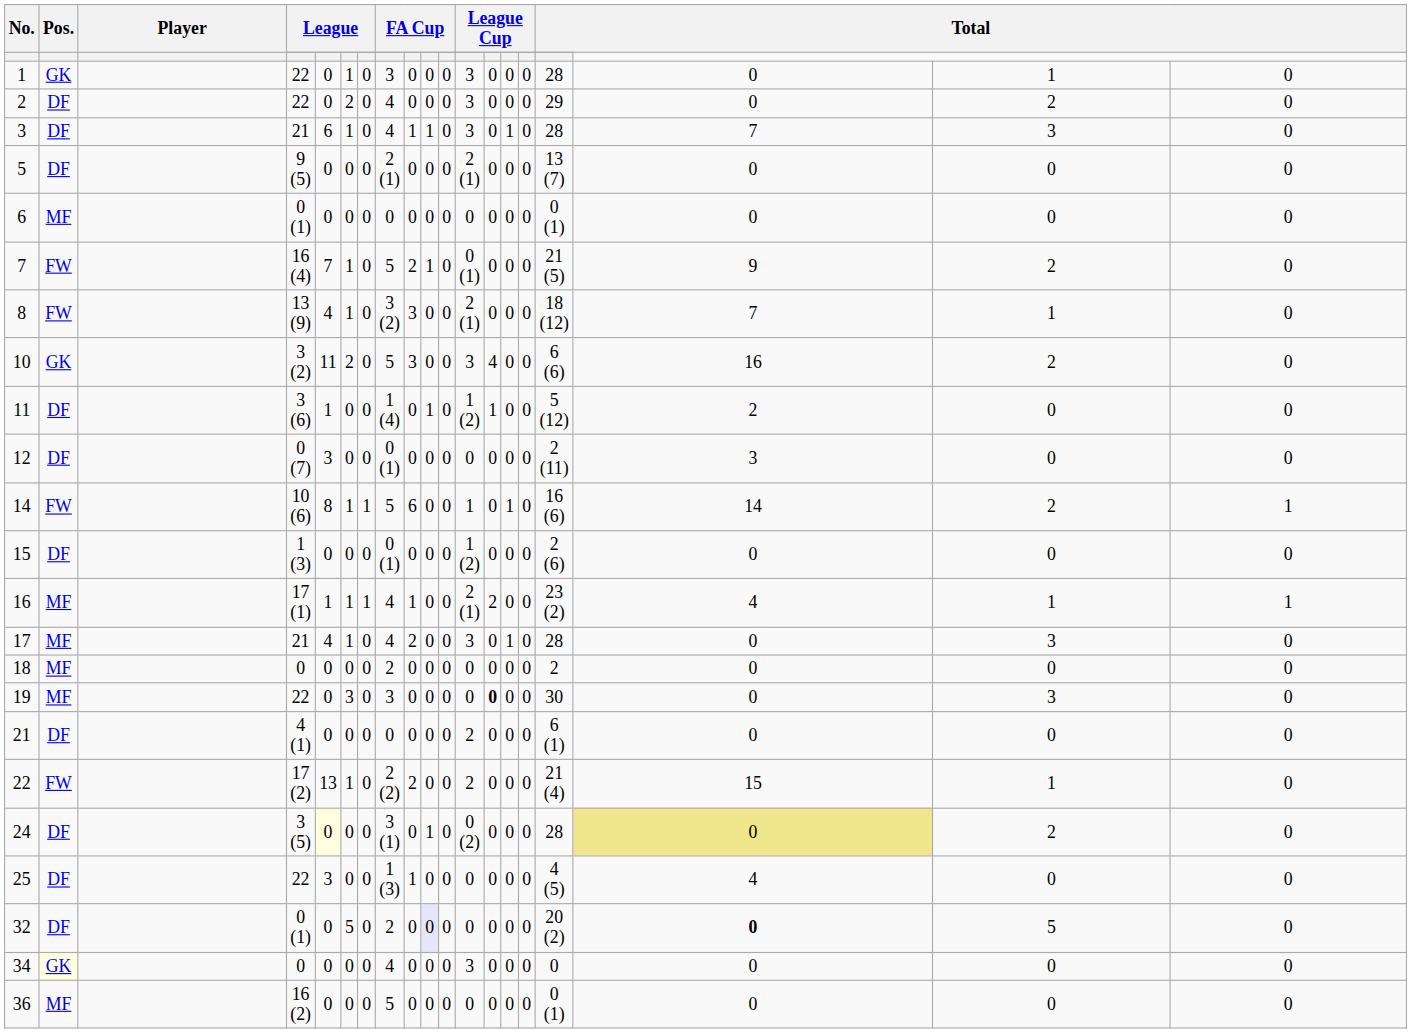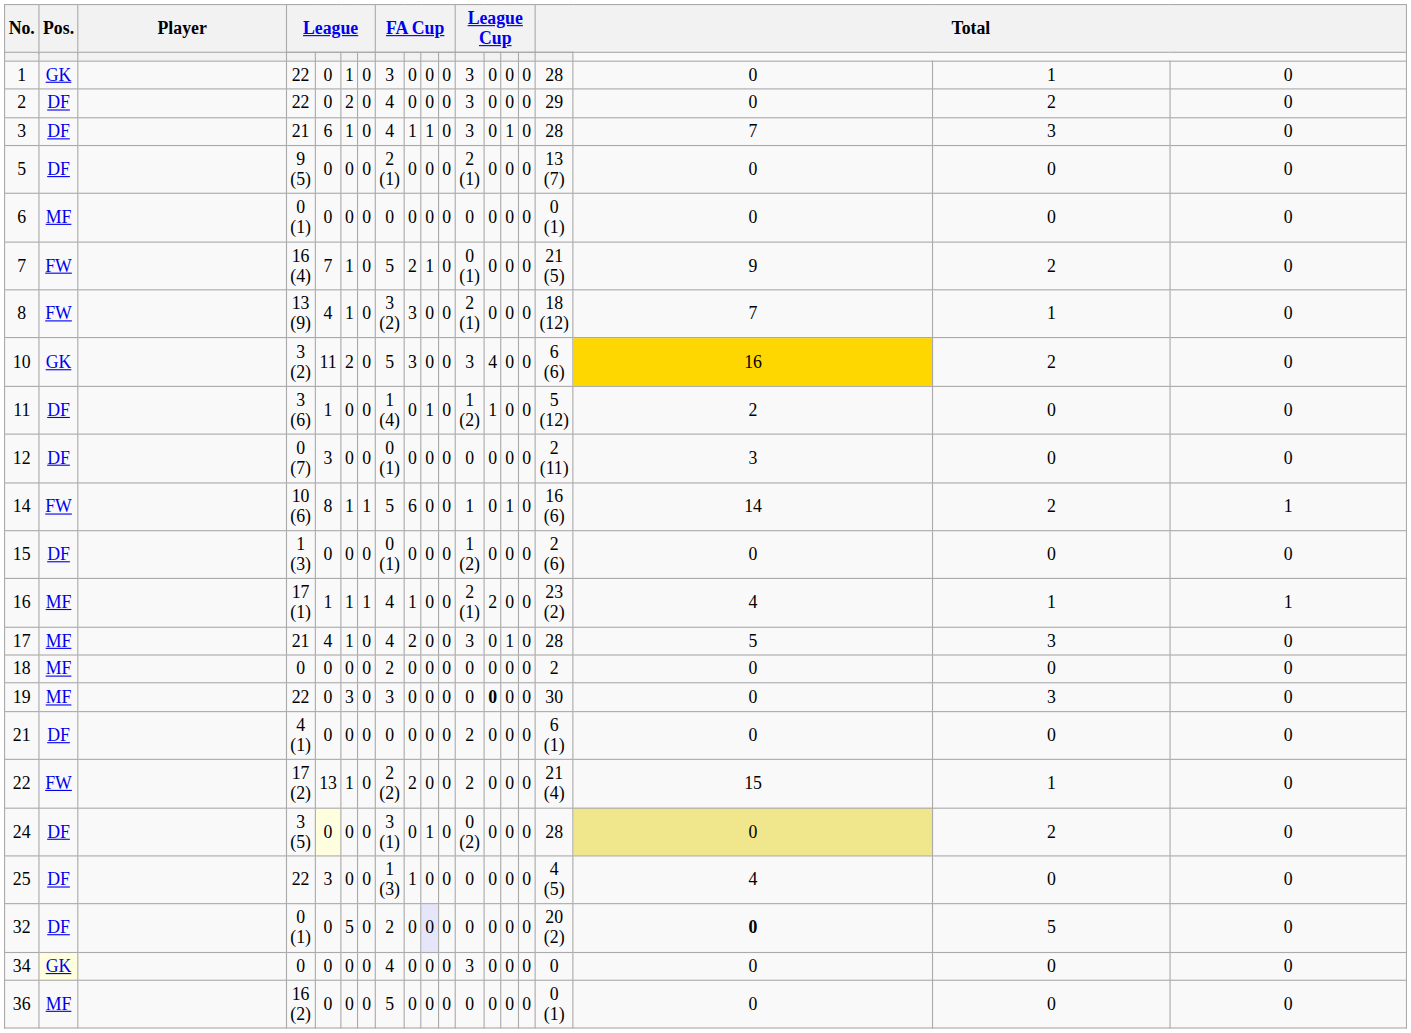(753, 361) no background -> (753, 361) gold background
(753, 640) 0 -> (753, 640) 5
